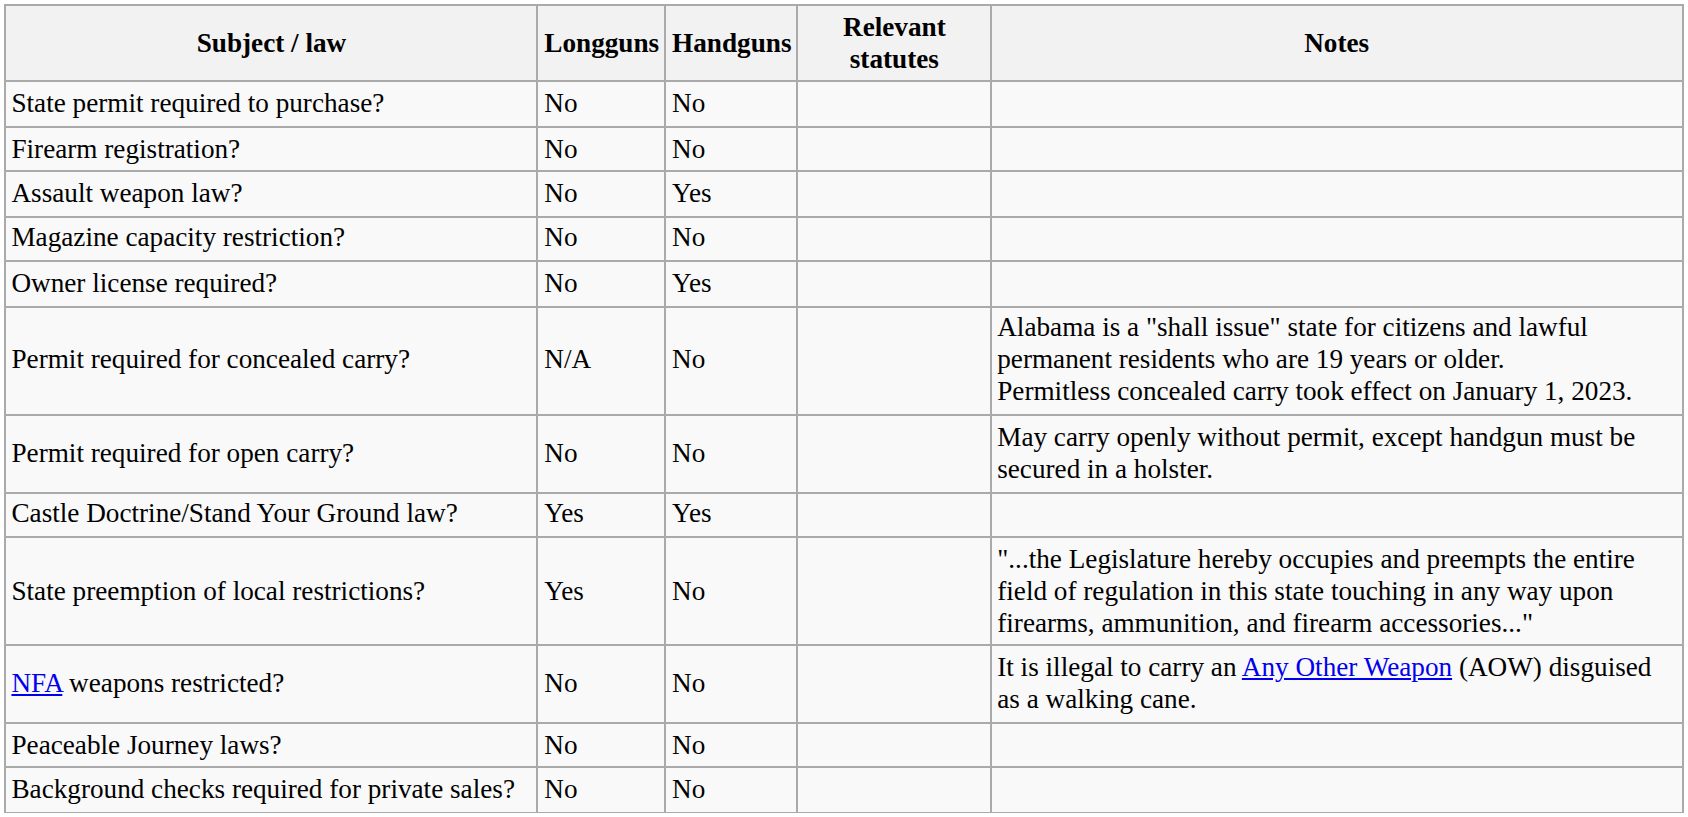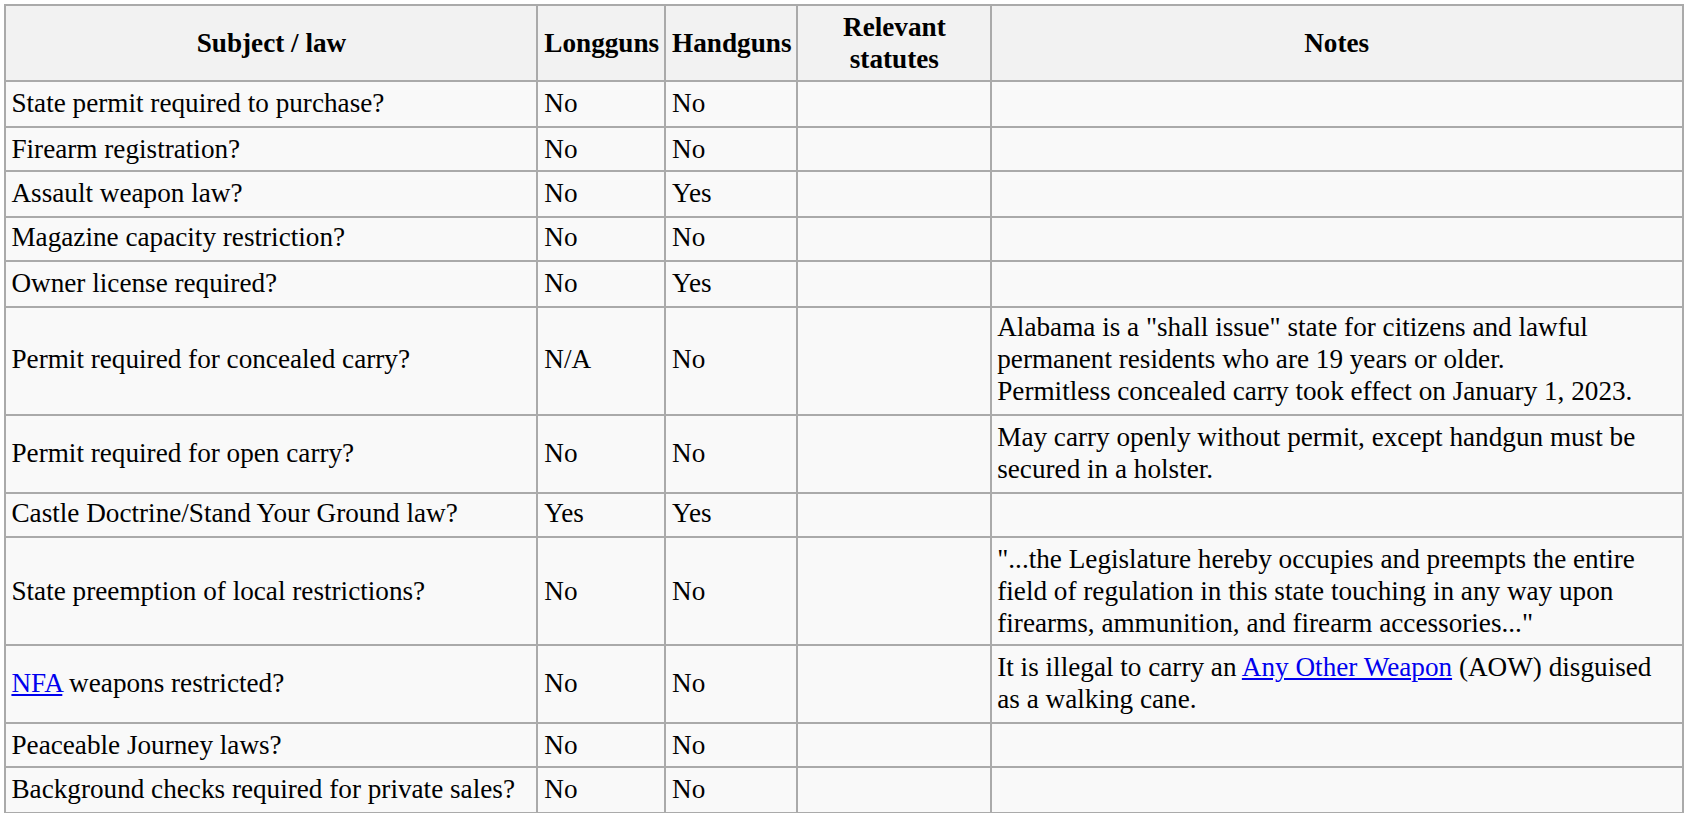(564, 590) Yes -> (561, 590) No
